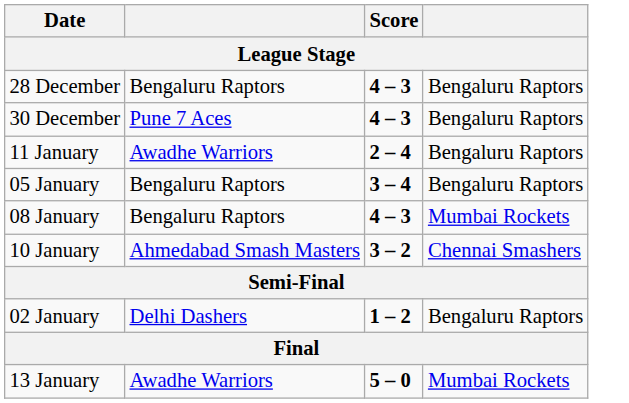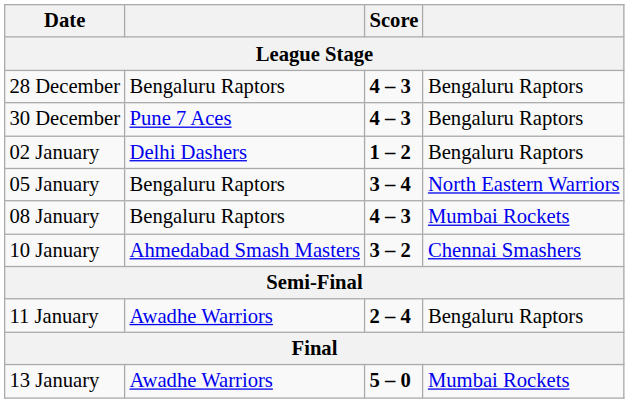rows swapped: (54, 315) <-> (54, 151)
(506, 184) Bengaluru Raptors -> (524, 184) North Eastern Warriors
